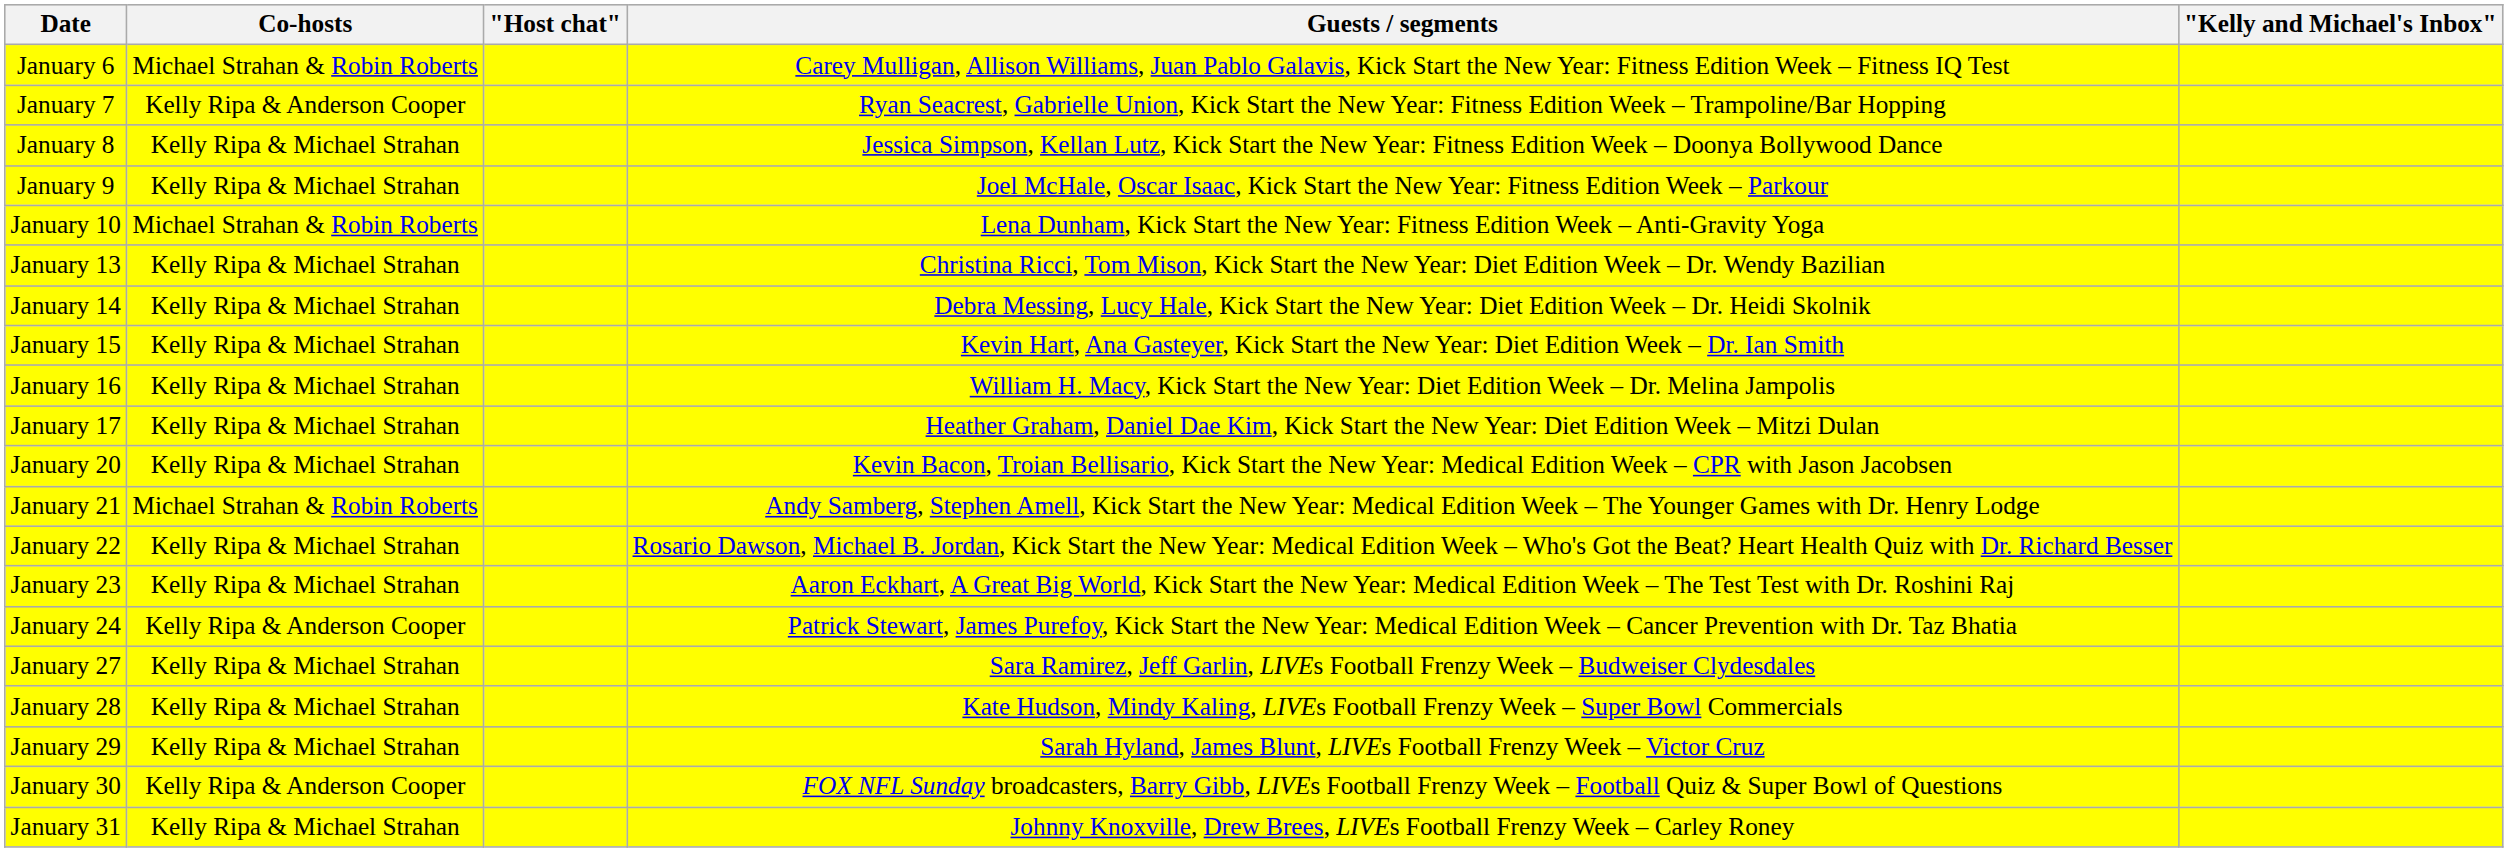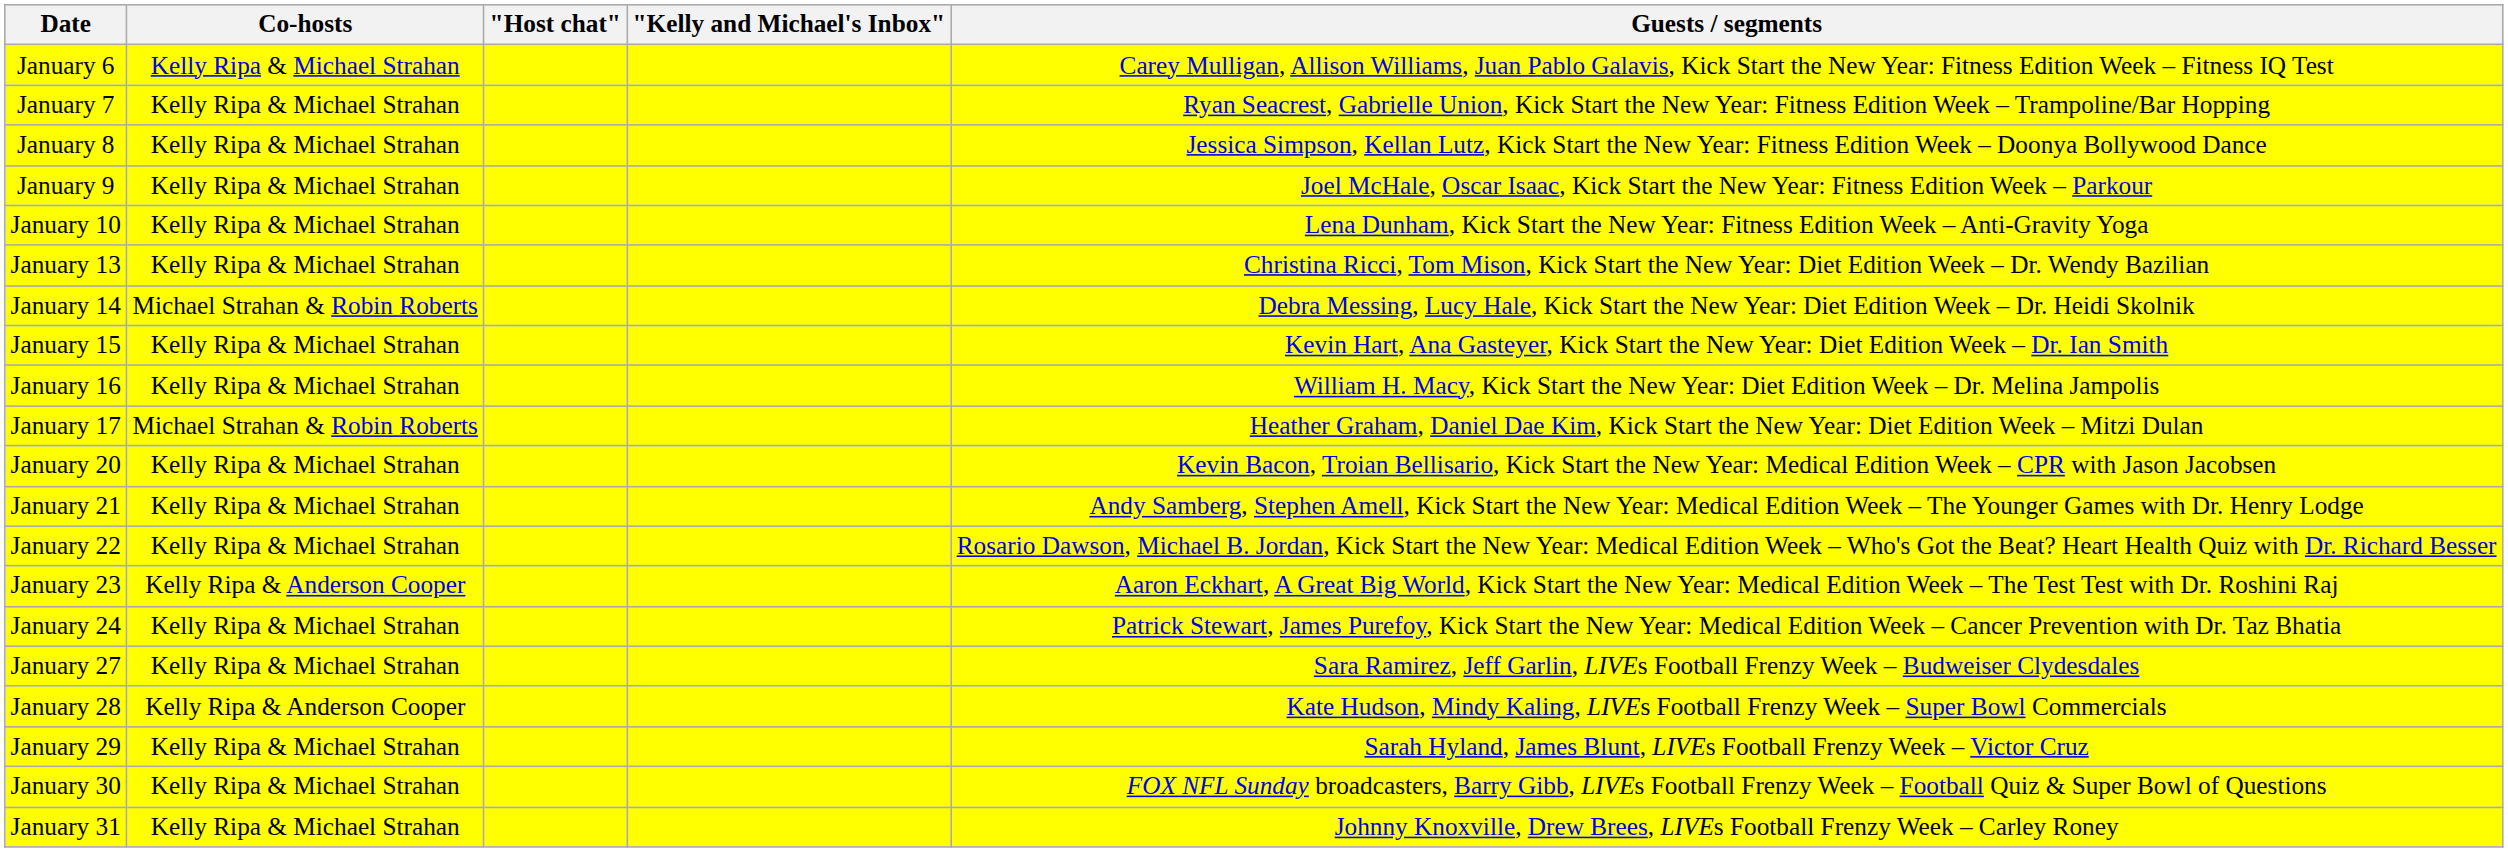columns swapped: (1402, 24) <-> (2340, 24)
(305, 64) Michael Strahan & Robin Roberts -> (305, 64) Kelly Ripa & Michael Strahan
(305, 104) Kelly Ripa & Anderson Cooper -> (305, 104) Kelly Ripa & Michael Strahan
(305, 225) Michael Strahan & Robin Roberts -> (305, 225) Kelly Ripa & Michael Strahan
(305, 305) Kelly Ripa & Michael Strahan -> (305, 305) Michael Strahan & Robin Roberts
(305, 425) Kelly Ripa & Michael Strahan -> (305, 425) Michael Strahan & Robin Roberts
(305, 505) Michael Strahan & Robin Roberts -> (305, 505) Kelly Ripa & Michael Strahan
(305, 585) Kelly Ripa & Michael Strahan -> (305, 585) Kelly Ripa & Anderson Cooper
(305, 625) Kelly Ripa & Anderson Cooper -> (305, 625) Kelly Ripa & Michael Strahan
(305, 706) Kelly Ripa & Michael Strahan -> (305, 706) Kelly Ripa & Anderson Cooper
(305, 786) Kelly Ripa & Anderson Cooper -> (305, 786) Kelly Ripa & Michael Strahan
